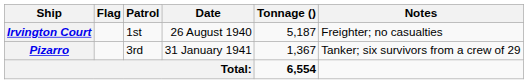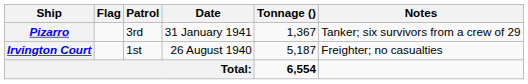rows swapped: (49, 32) <-> (49, 50)
